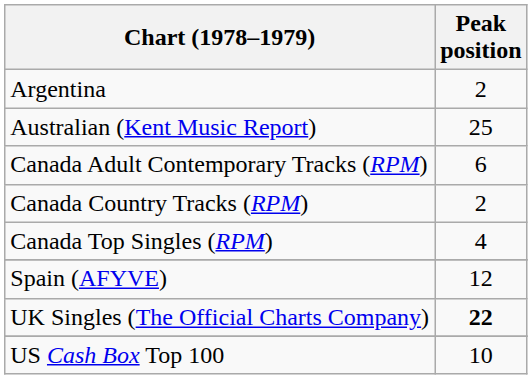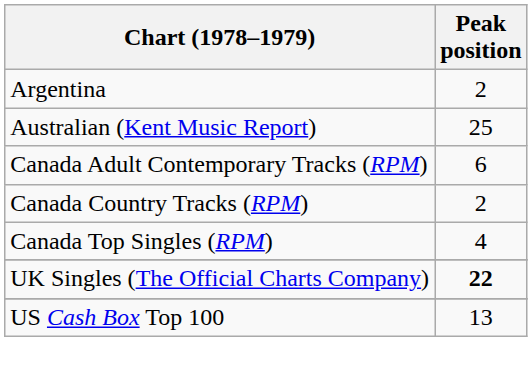- row: (89, 278)
(481, 355) 10 -> (481, 316) 13
